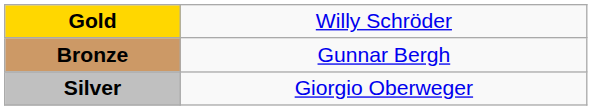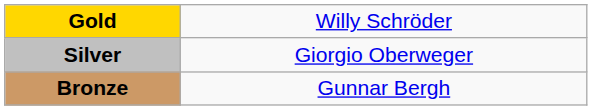rows swapped: (93, 88) <-> (93, 54)
